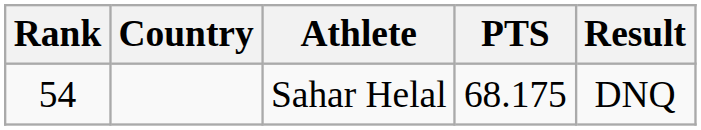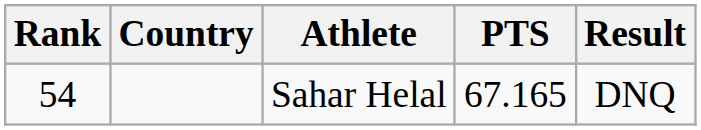(515, 93) 68.175 -> (515, 93) 67.165
